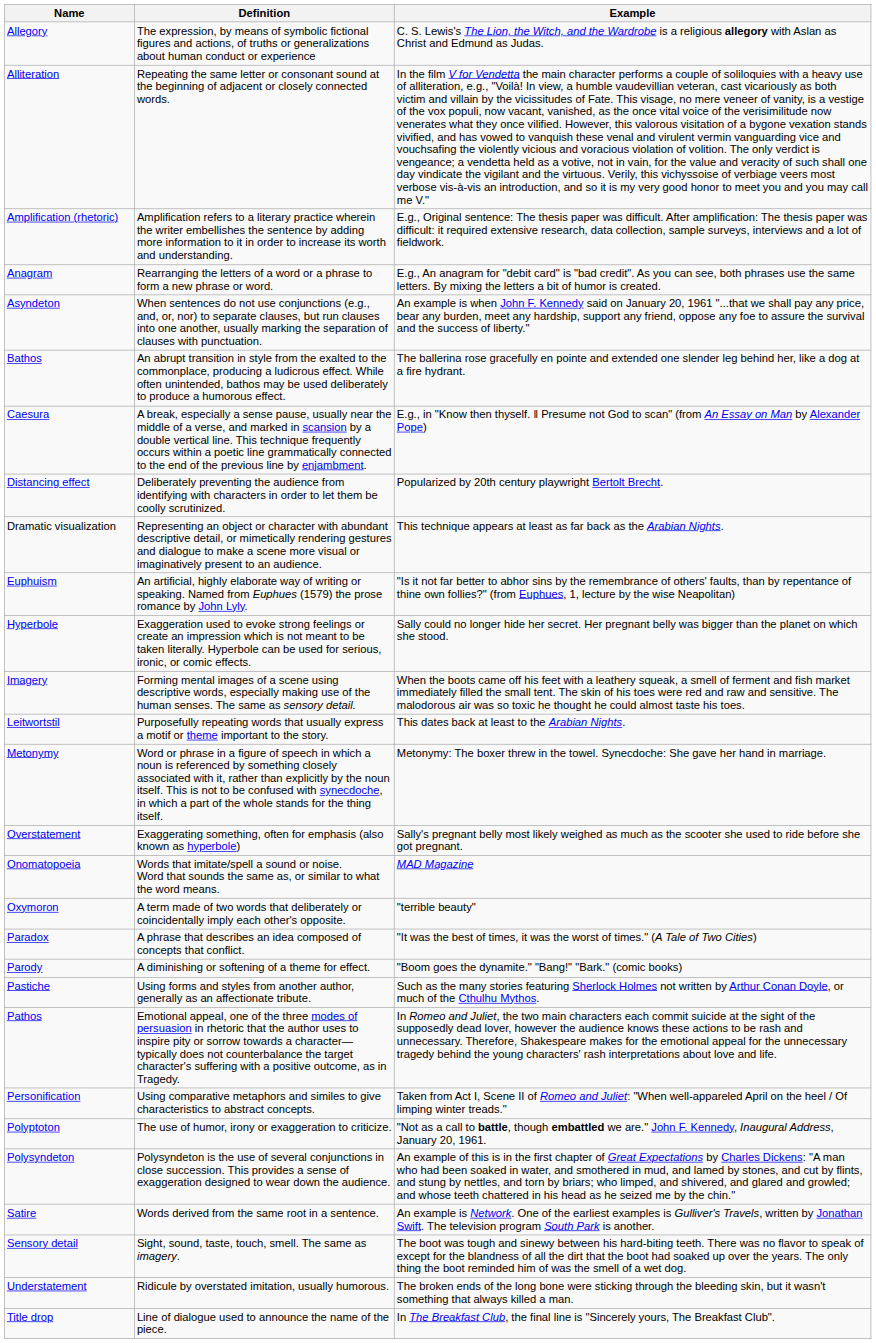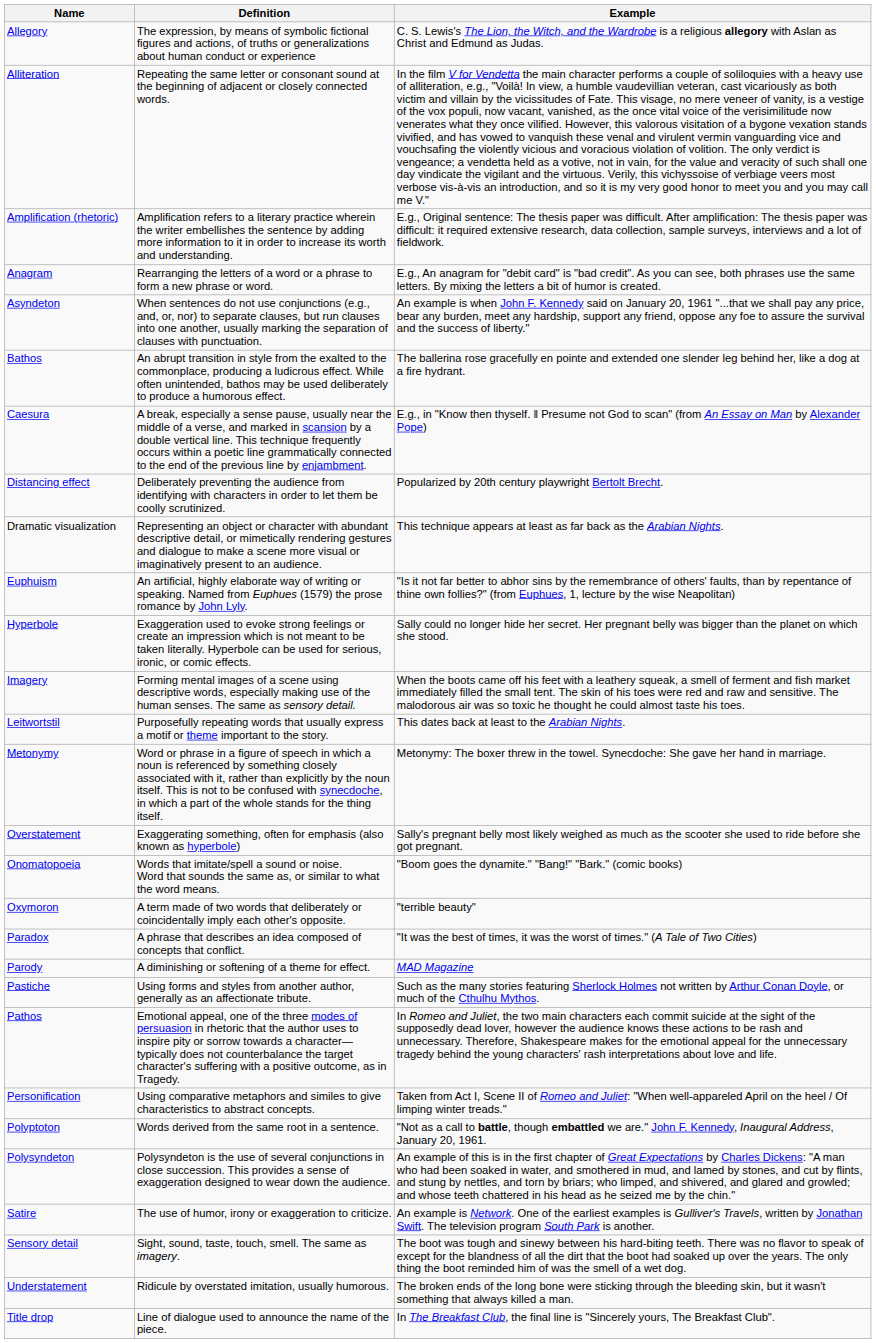(435, 864) MAD Magazine -> (539, 864) "Boom goes the dynamite." "Bang!" "Bark." (comic books)
(539, 968) "Boom goes the dynamite." "Bang!" "Bark." (comic books) -> (435, 968) MAD Magazine
(264, 1127) The use of humor, irony or exaggeration to criticize. -> (258, 1127) Words derived from the same root in a sentence.
(258, 1213) Words derived from the same root in a sentence. -> (264, 1213) The use of humor, irony or exaggeration to criticize.
